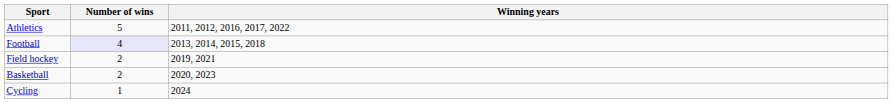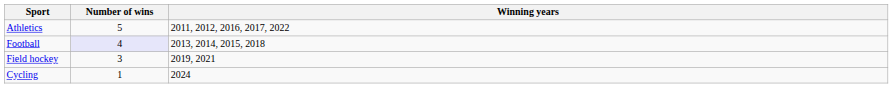(120, 59) 2 -> (120, 59) 3
- row: (28, 75)
